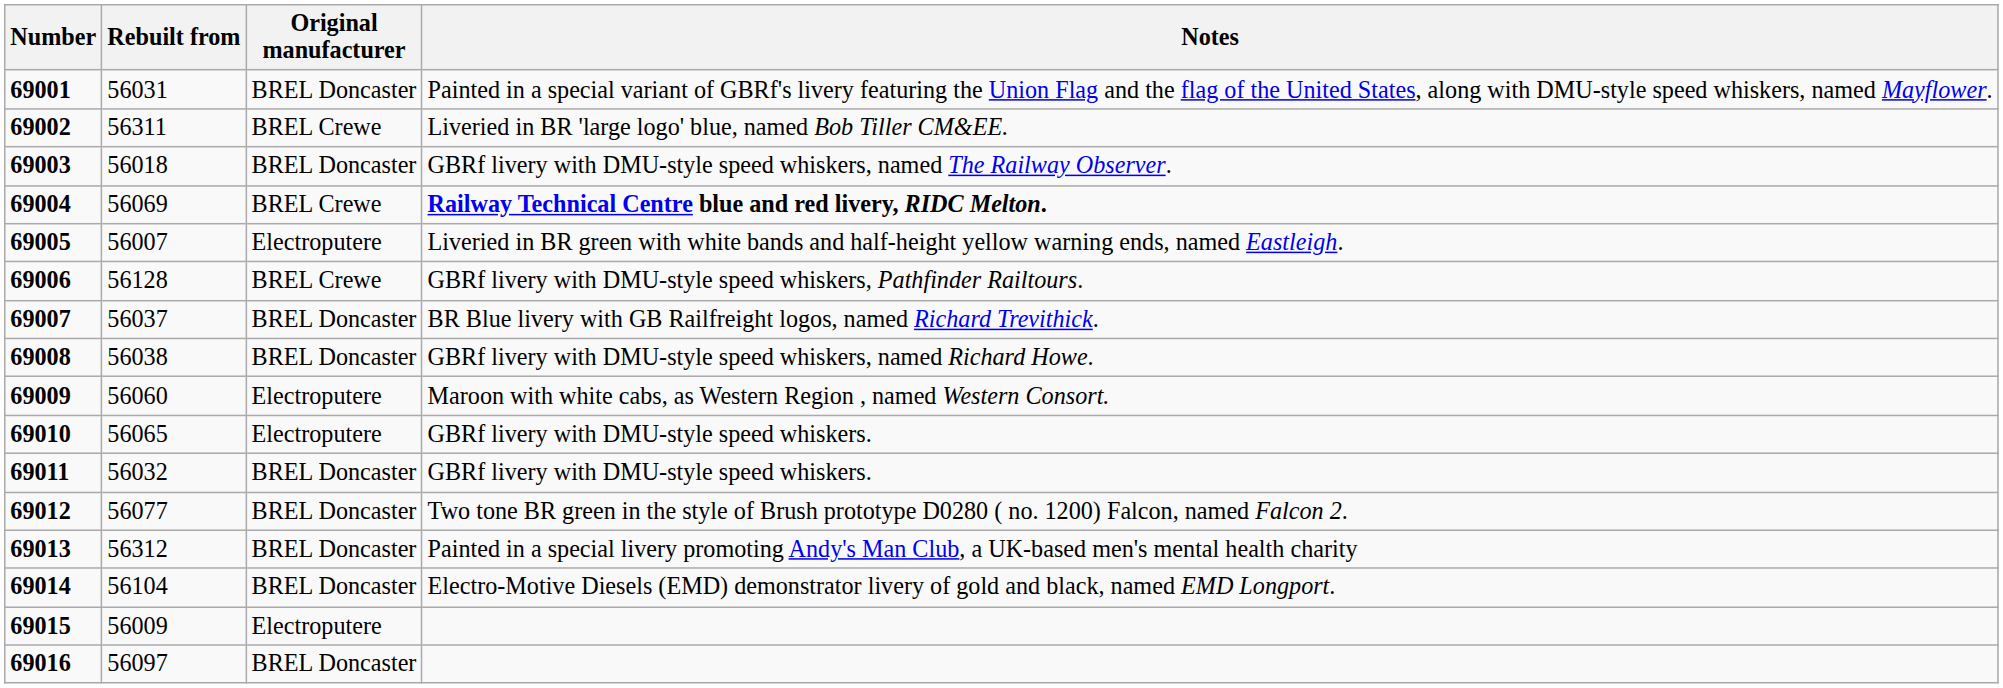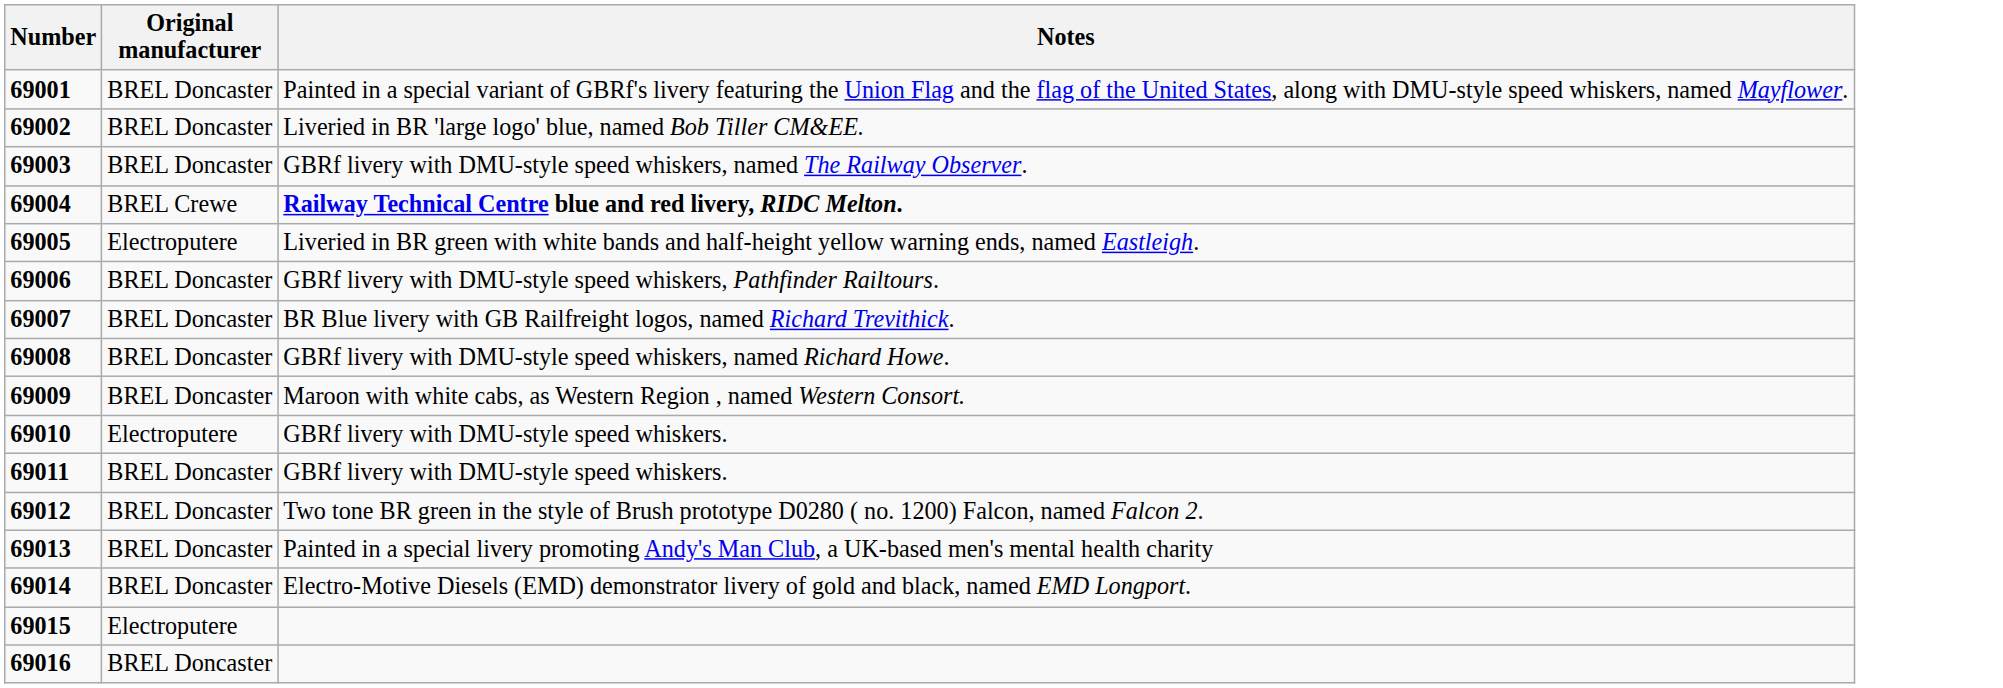- column: (174, 37)
(317, 127) BREL Crewe -> (190, 127) BREL Doncaster
(317, 280) BREL Crewe -> (190, 280) BREL Doncaster
(317, 395) Electroputere -> (190, 395) BREL Doncaster
